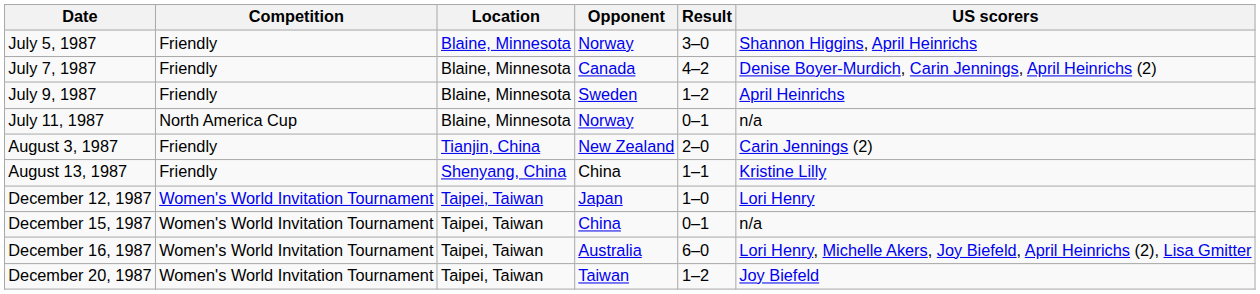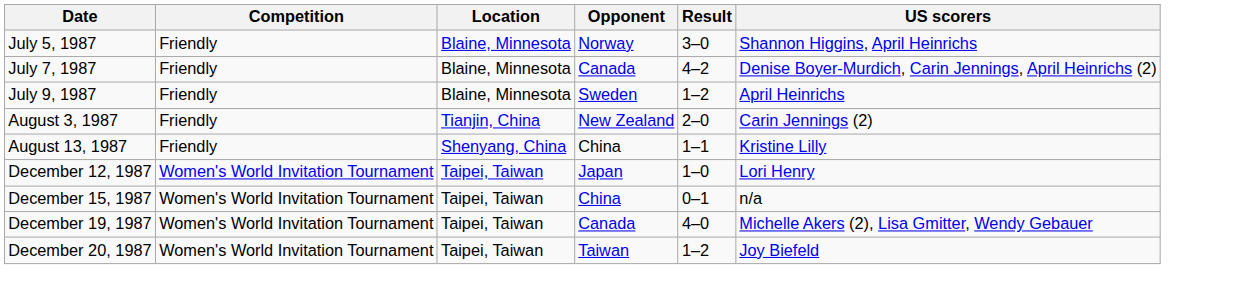- row: (56, 120)
- row: (80, 250)
+ row: (80, 224)
